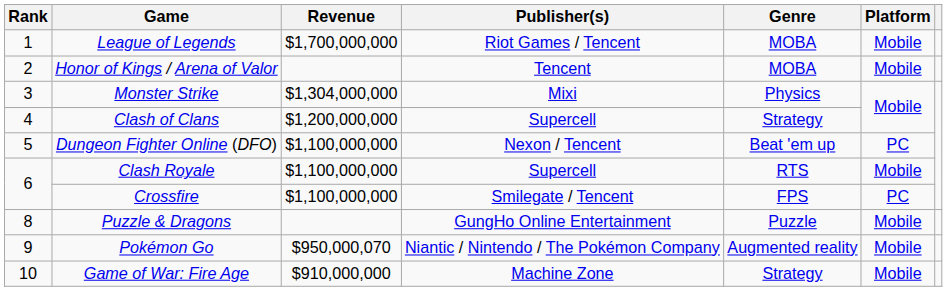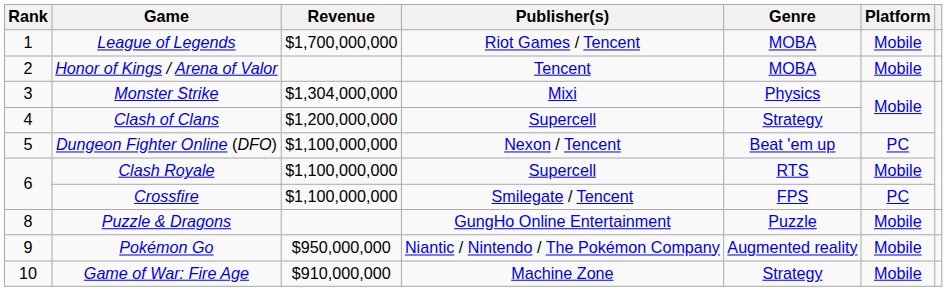(341, 247) $950,000,070 -> (341, 247) $950,000,000
